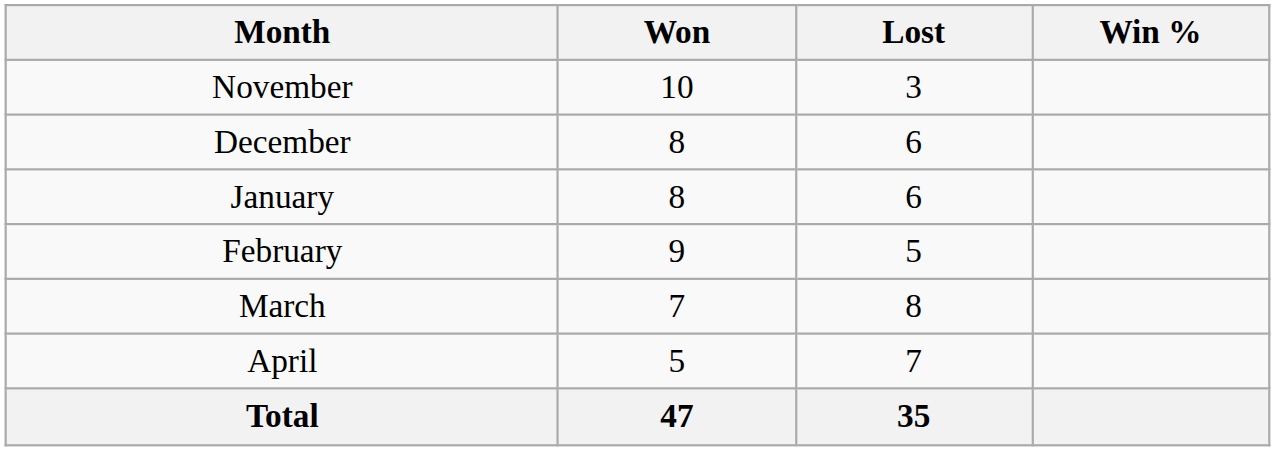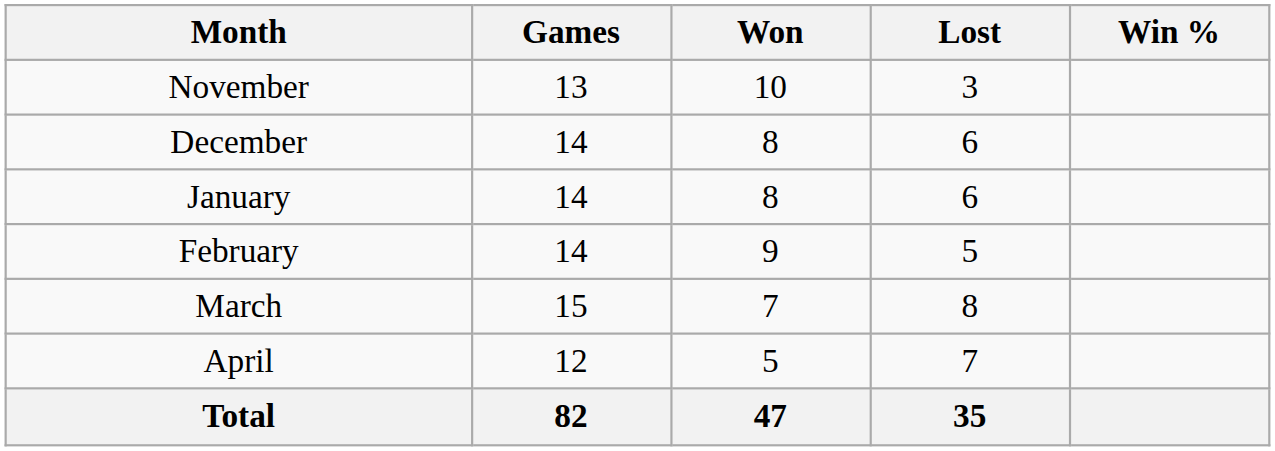+ column: (571, 32)
